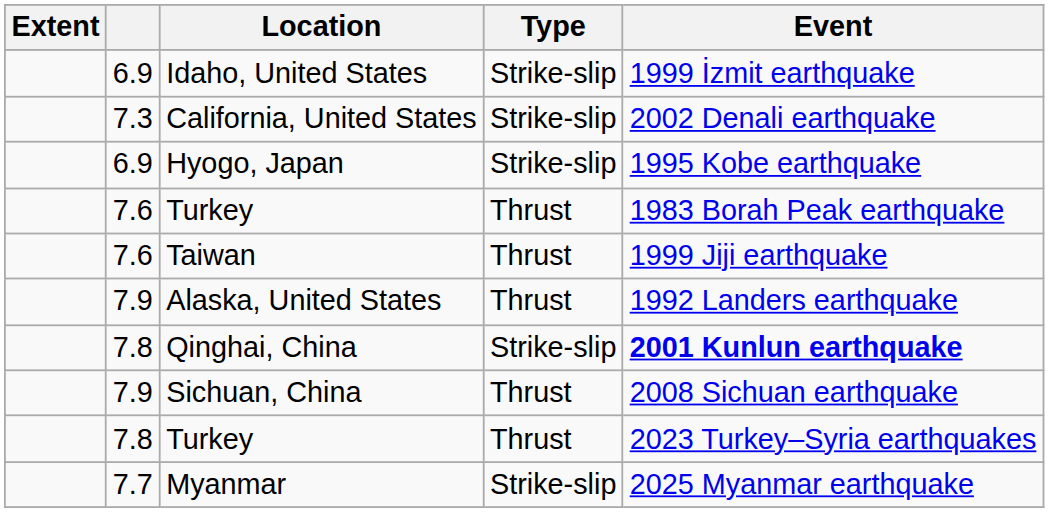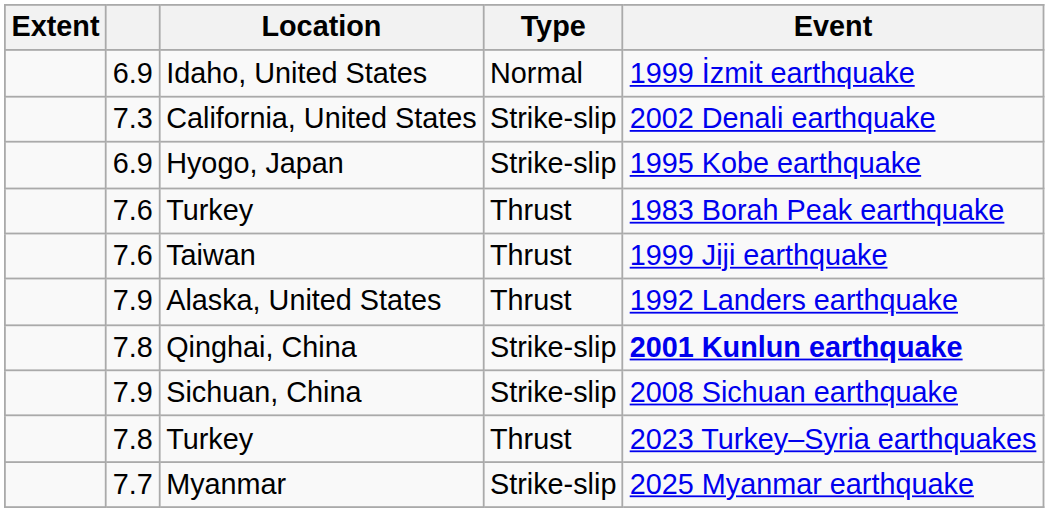(553, 73) Strike-slip -> (536, 73) Normal
(531, 392) Thrust -> (553, 392) Strike-slip
